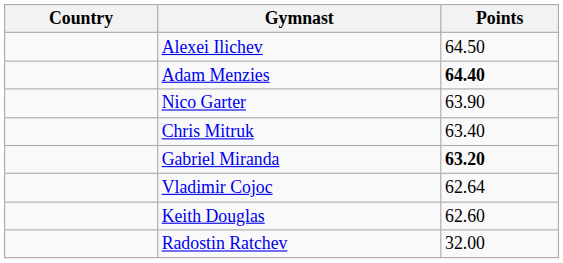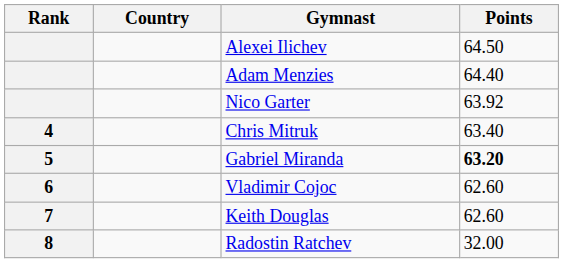+ column: (49, 18)
(465, 74) bold -> (484, 74) normal
(465, 103) 63.90 -> (484, 103) 63.92
(465, 187) 62.64 -> (484, 187) 62.60
